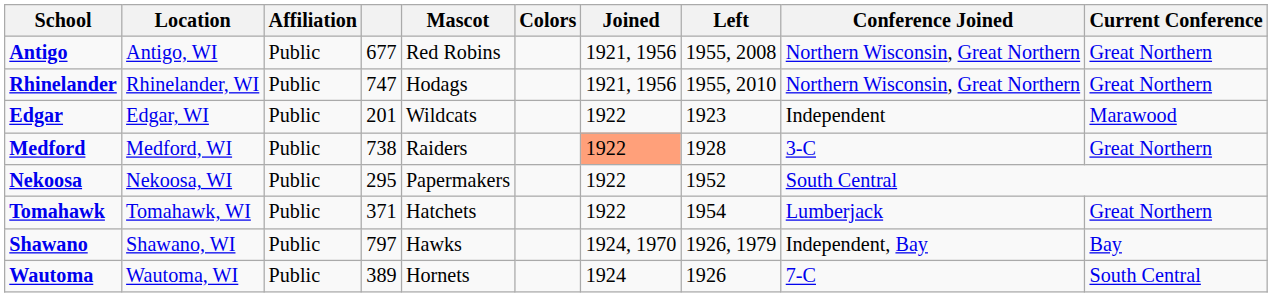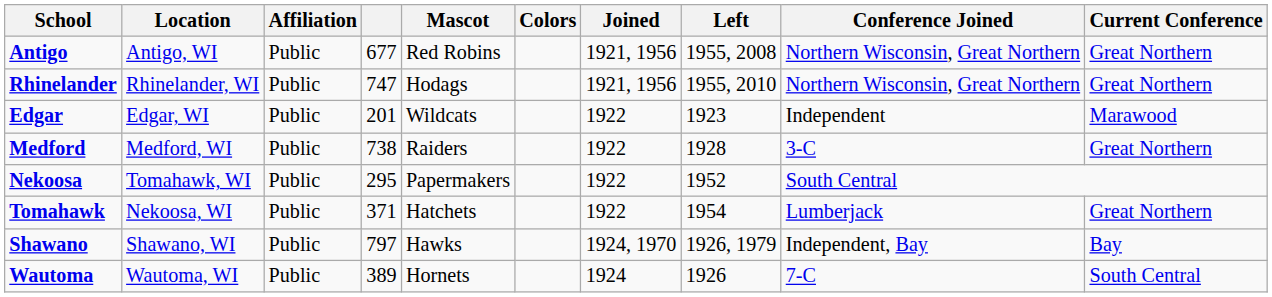(606, 148) lightsalmon background -> (606, 148) no background
(179, 180) Nekoosa, WI -> (188, 180) Tomahawk, WI
(188, 212) Tomahawk, WI -> (179, 212) Nekoosa, WI
